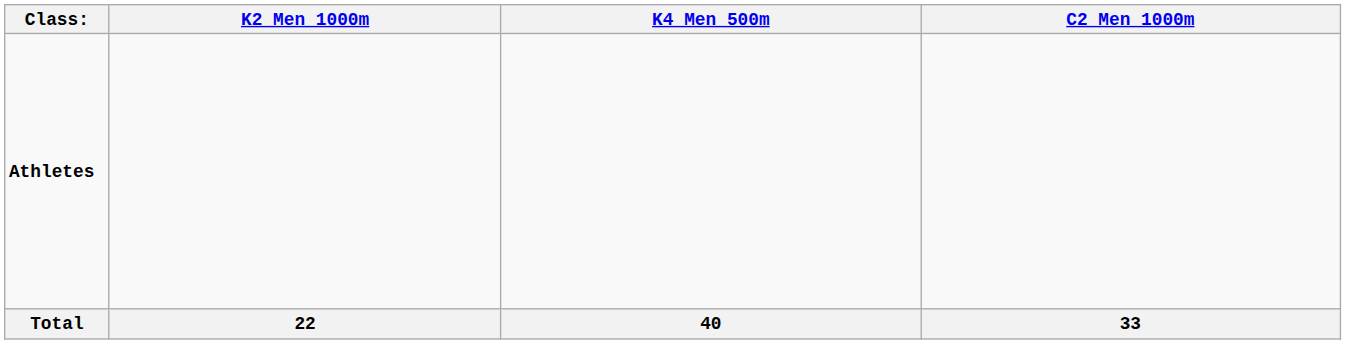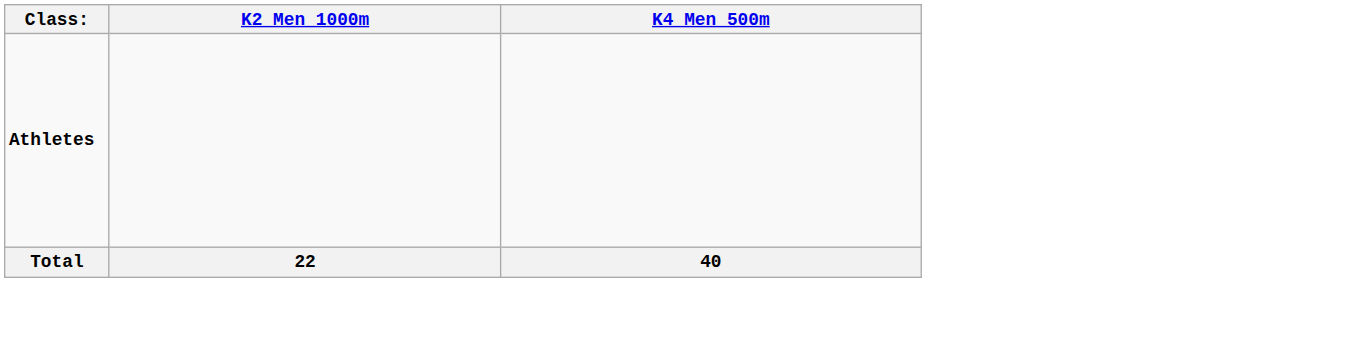- column: (1130, 19)
